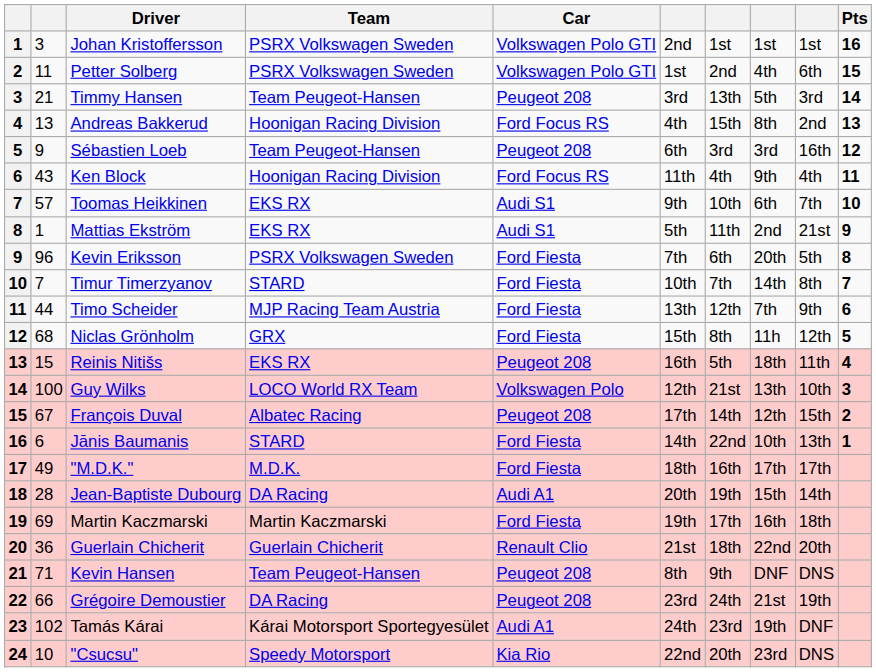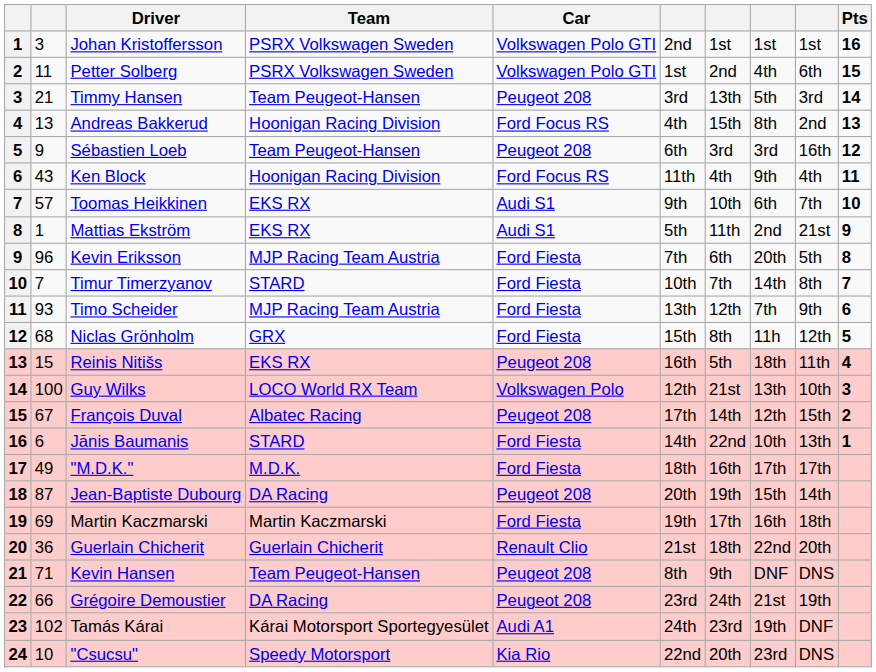(351, 256) PSRX Volkswagen Sweden -> (344, 256) MJP Racing Team Austria
(44, 309) 44 -> (44, 309) 93
(44, 494) 28 -> (44, 494) 87
(525, 494) Audi A1 -> (544, 494) Peugeot 208
